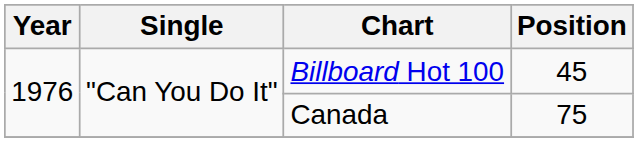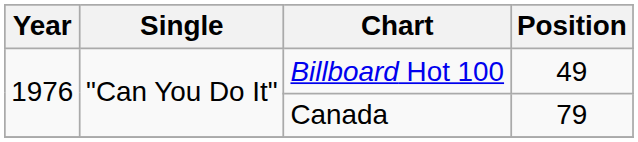(572, 70) 45 -> (572, 70) 49
(572, 114) 75 -> (572, 114) 79
